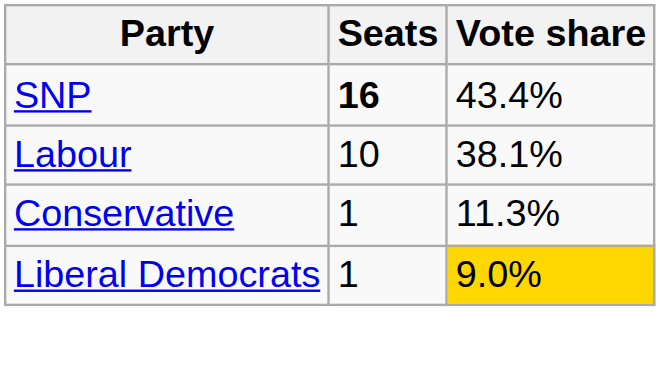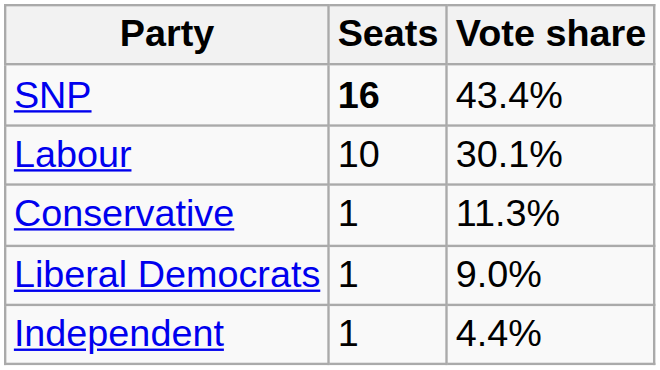(509, 154) 38.1% -> (509, 154) 30.1%
(499, 273) gold background -> (499, 273) no background
+ row: (119, 333)
